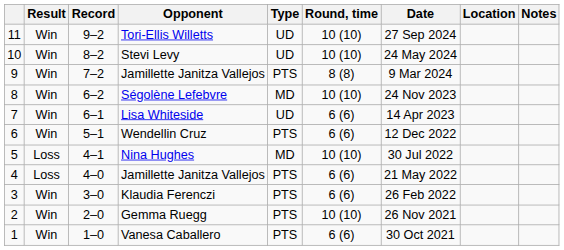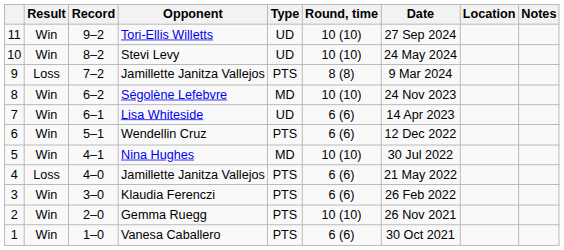(47, 74) Win -> (47, 74) Loss
(47, 154) Loss -> (47, 154) Win
